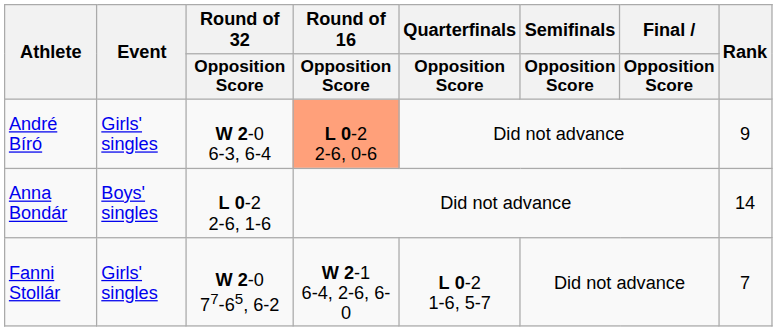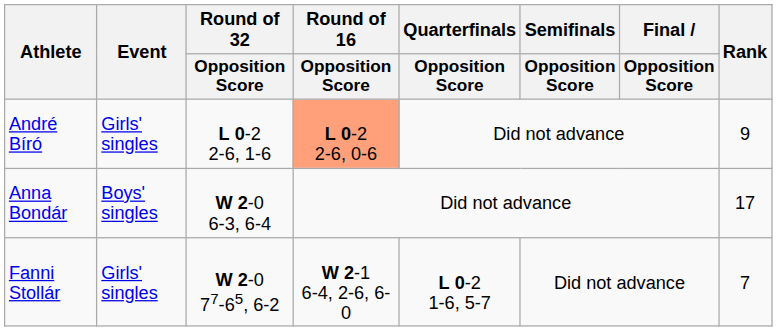(240, 144) W 2-0 6-3, 6-4 -> (240, 144) L 0-2 2-6, 1-6
(240, 213) L 0-2 2-6, 1-6 -> (240, 213) W 2-0 6-3, 6-4
(745, 203) 14 -> (745, 203) 17
